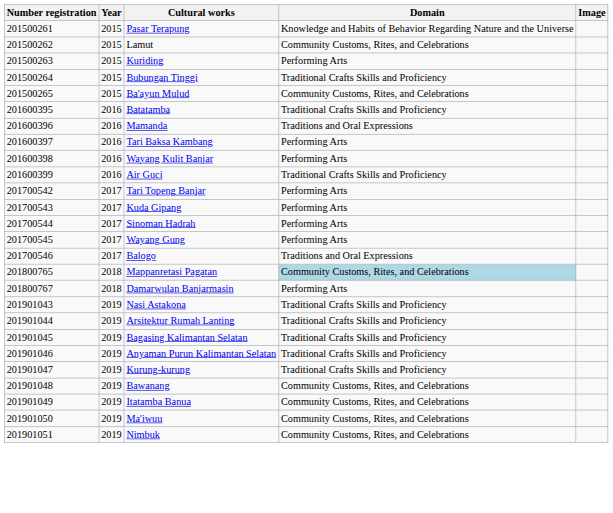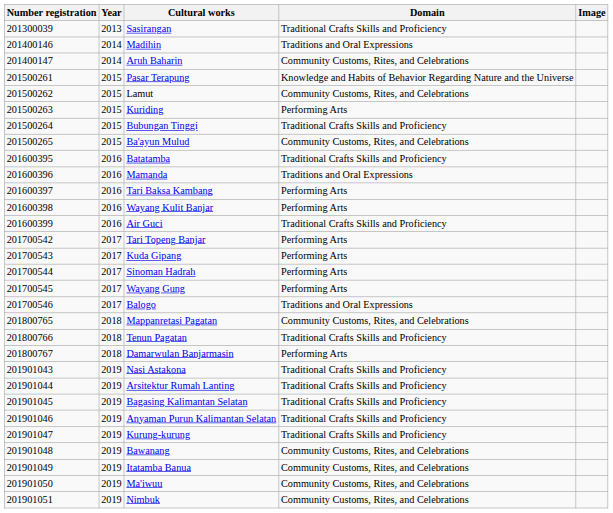+ row: (149, 28)
+ row: (144, 45)
+ row: (154, 61)
(375, 272) lightblue background -> (375, 321) no background
+ row: (157, 337)
